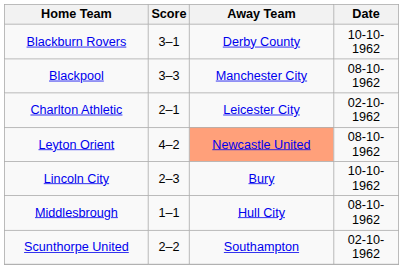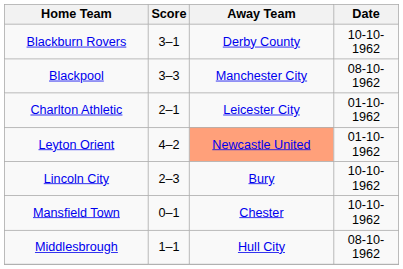(366, 110) 02-10-1962 -> (366, 110) 01-10-1962
(366, 144) 08-10-1962 -> (366, 144) 01-10-1962
+ row: (76, 213)
- row: (76, 247)
